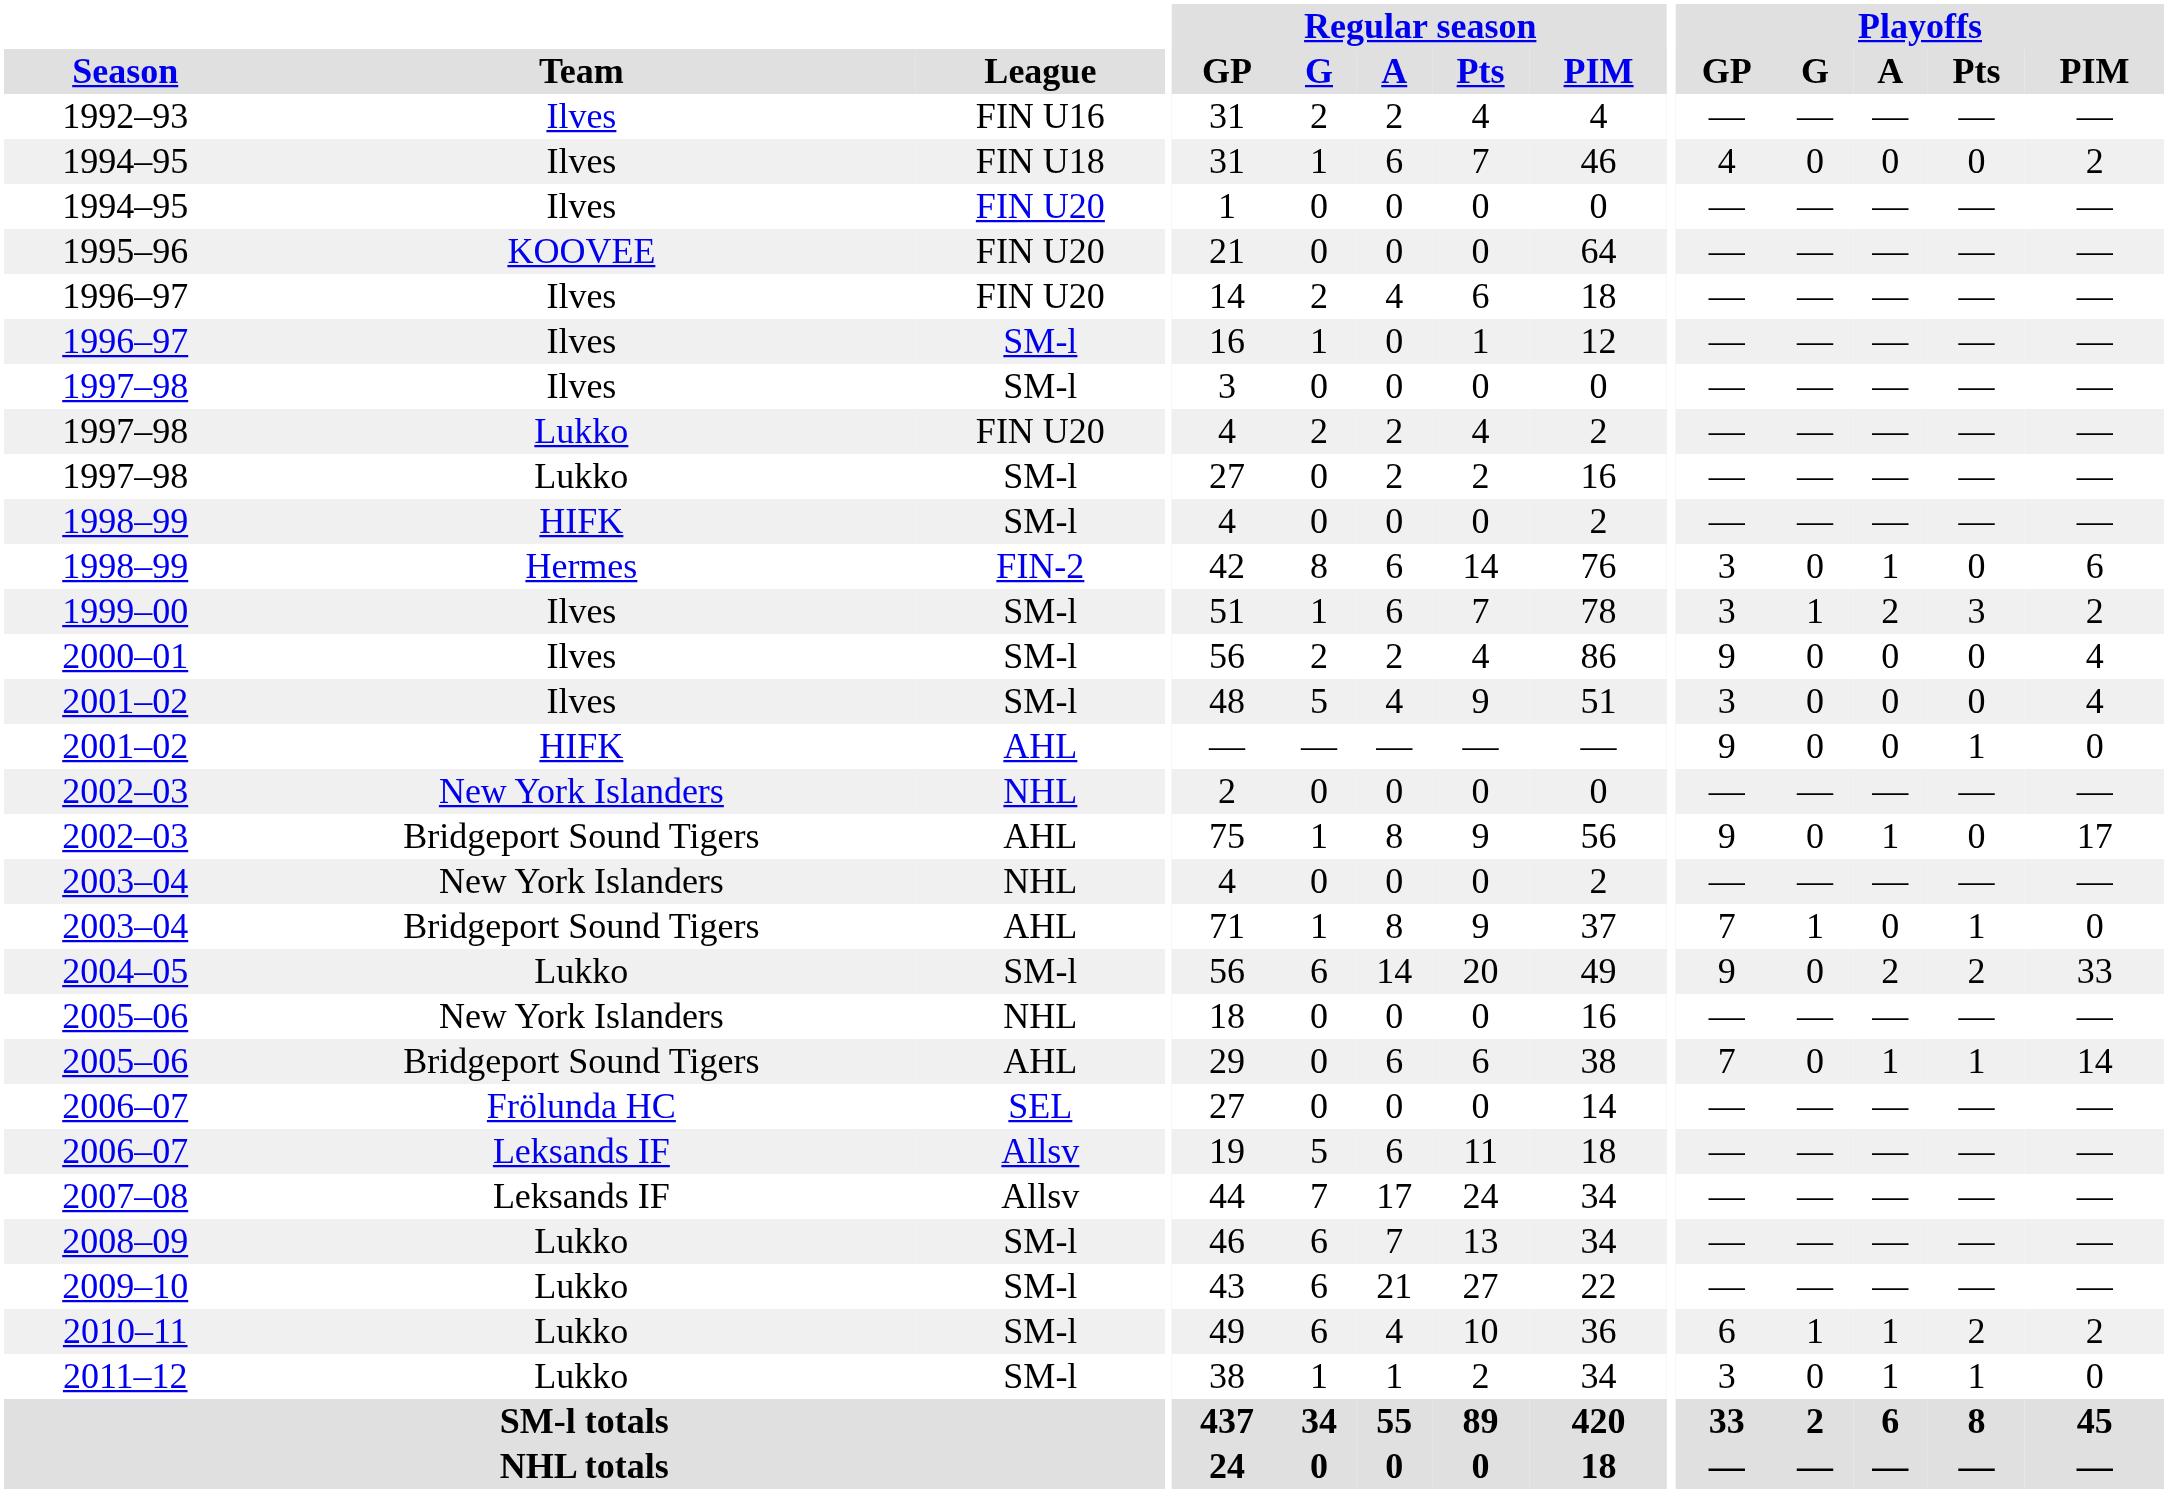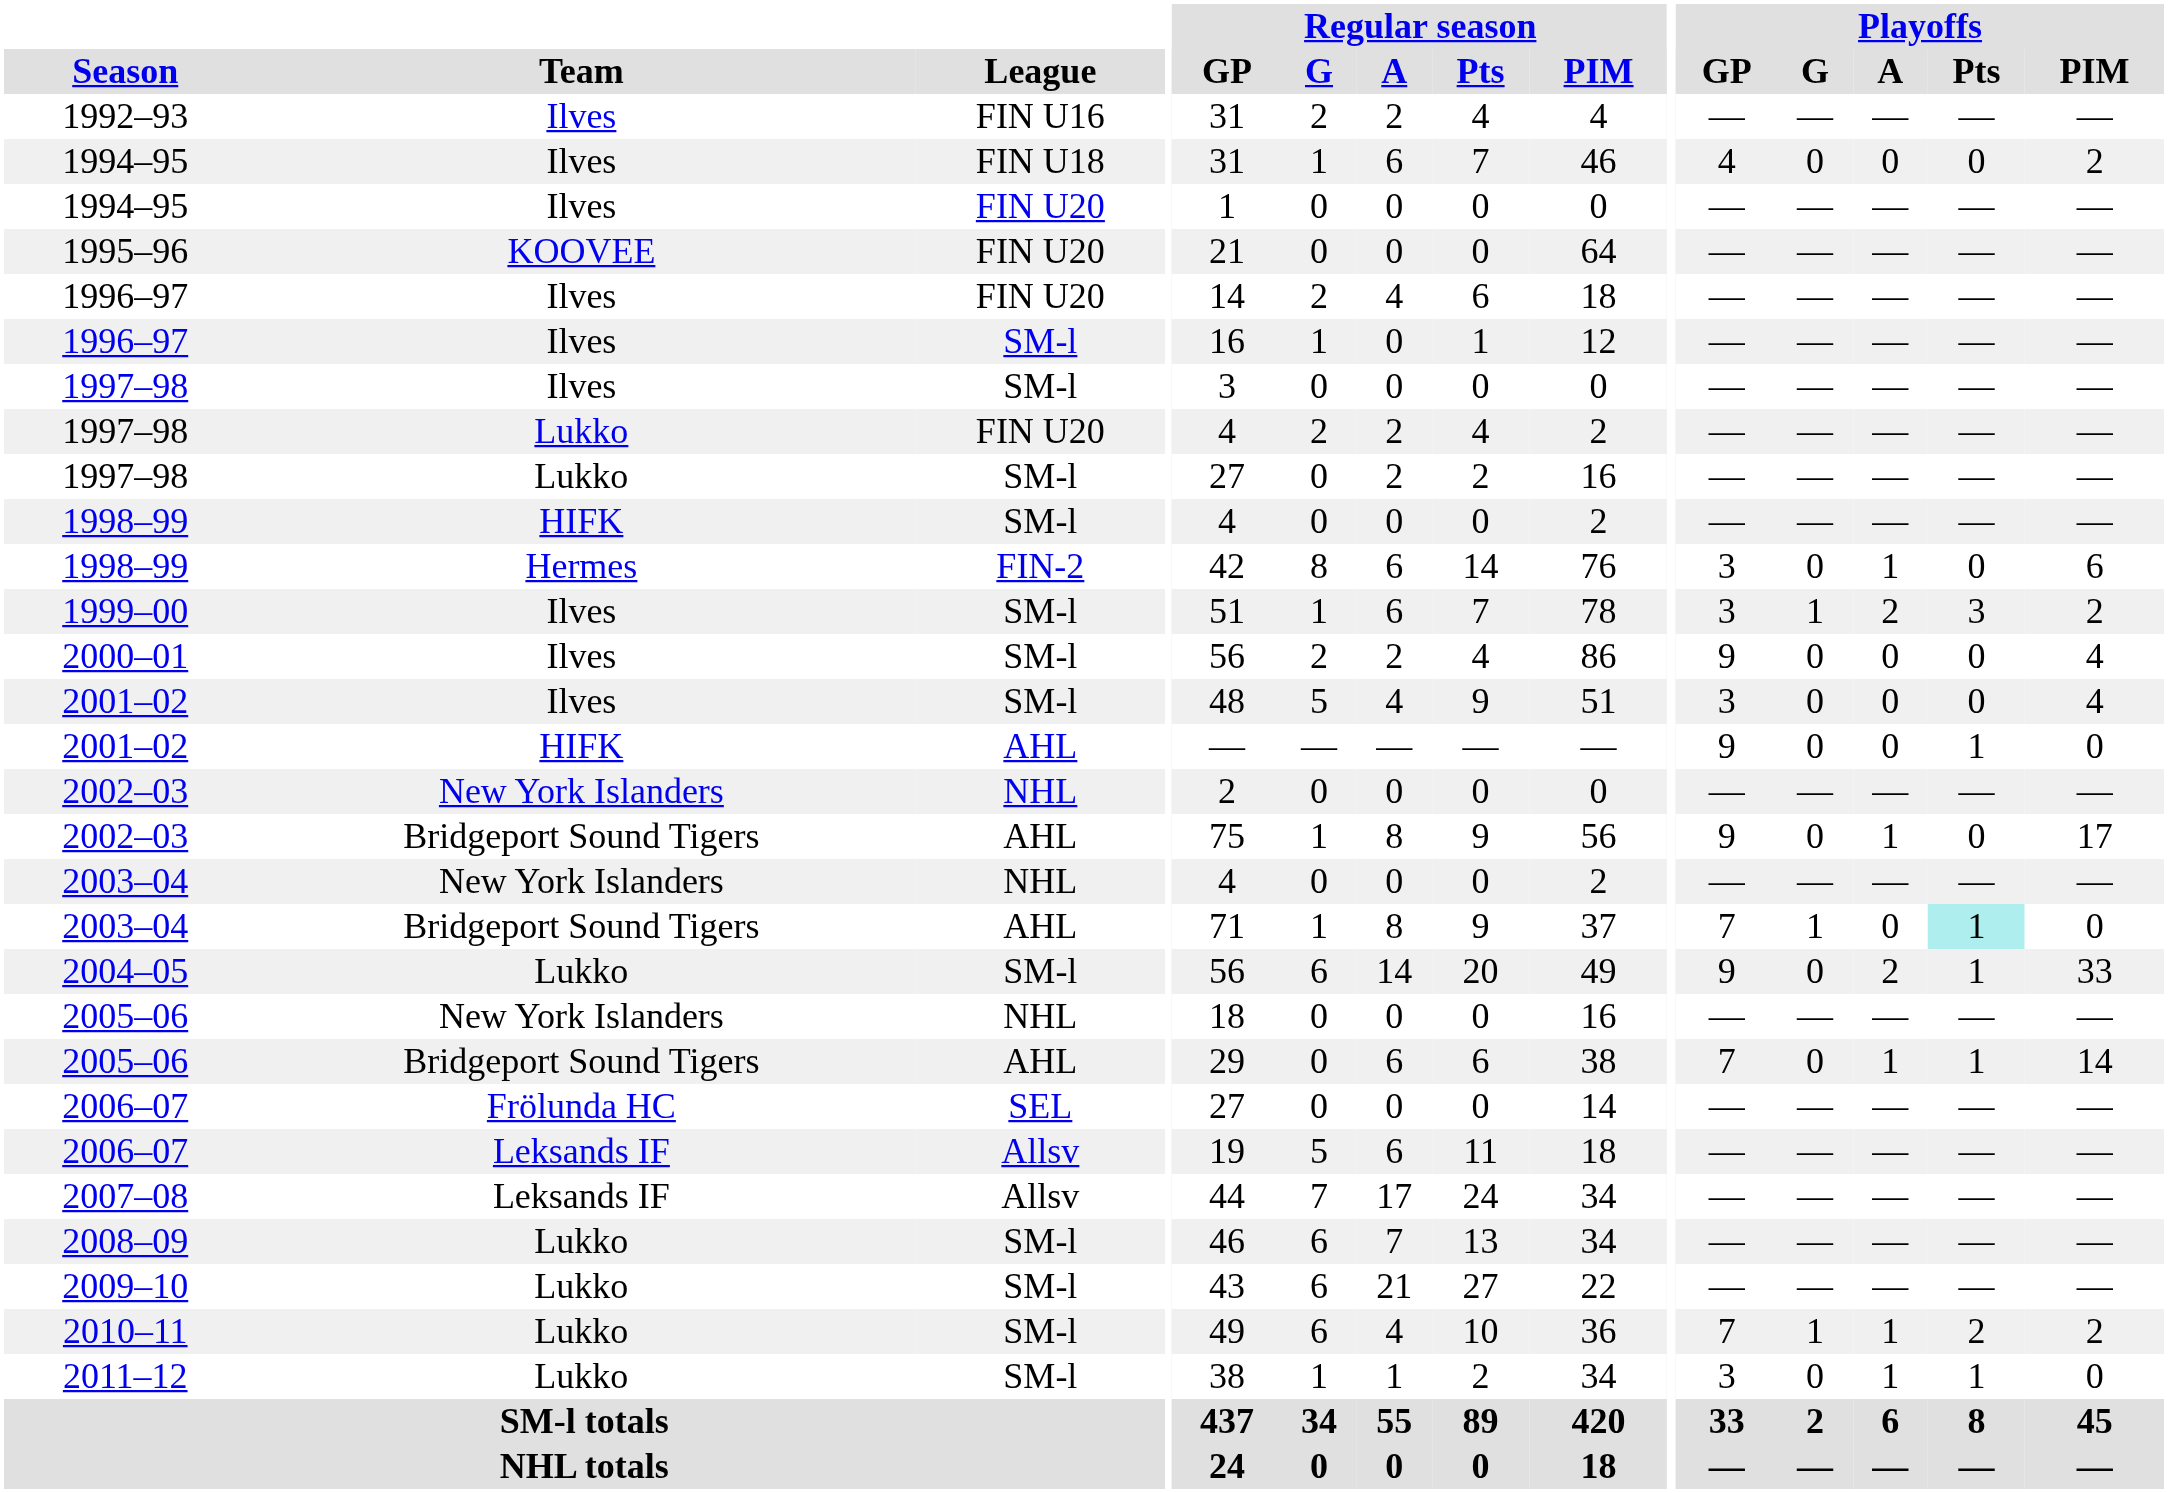(1977, 925) no background -> (1977, 925) paleturquoise background
(1977, 970) 2 -> (1977, 970) 1
(1727, 1330) 6 -> (1727, 1330) 7
